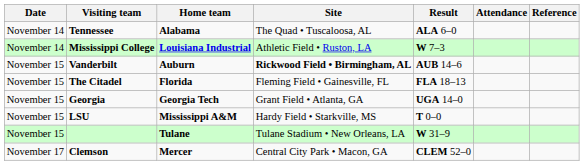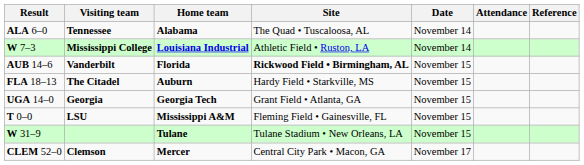columns swapped: (35, 13) <-> (443, 13)
(177, 65) Auburn -> (173, 65) Florida
(176, 82) Florida -> (175, 82) Auburn
(322, 82) Fleming Field • Gainesville, FL -> (314, 82) Hardy Field • Starkville, MS
(316, 117) Hardy Field • Starkville, MS -> (320, 117) Fleming Field • Gainesville, FL
